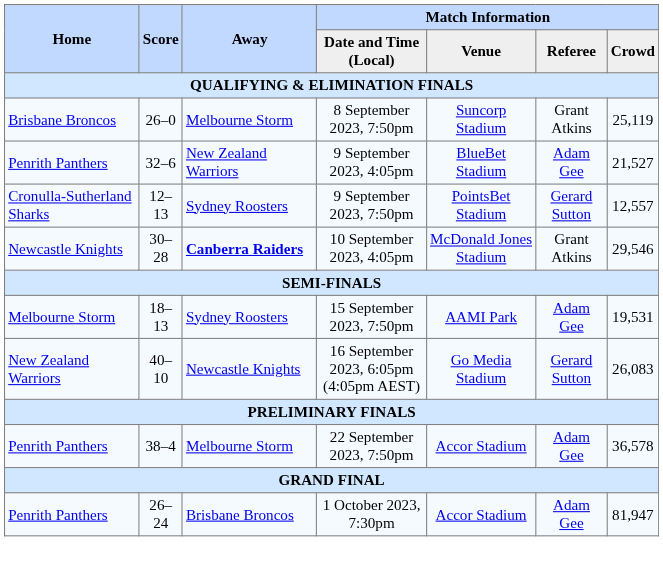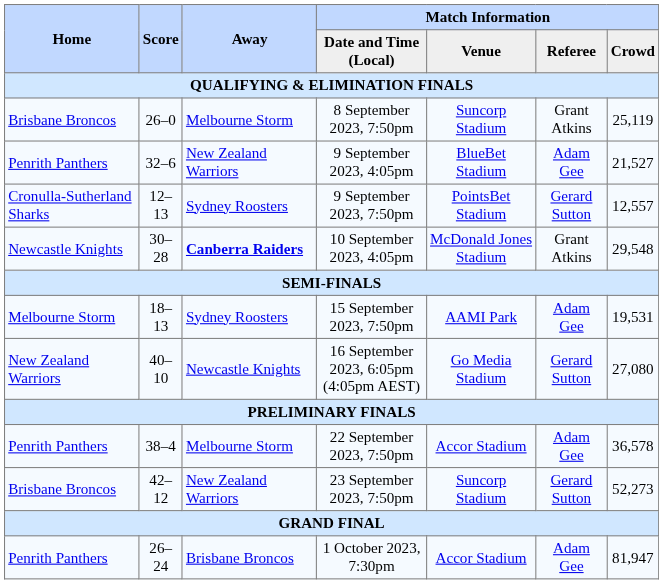(633, 248) 29,546 -> (633, 248) 29,548
(633, 368) 26,083 -> (633, 368) 27,080
+ row: (372, 489)
